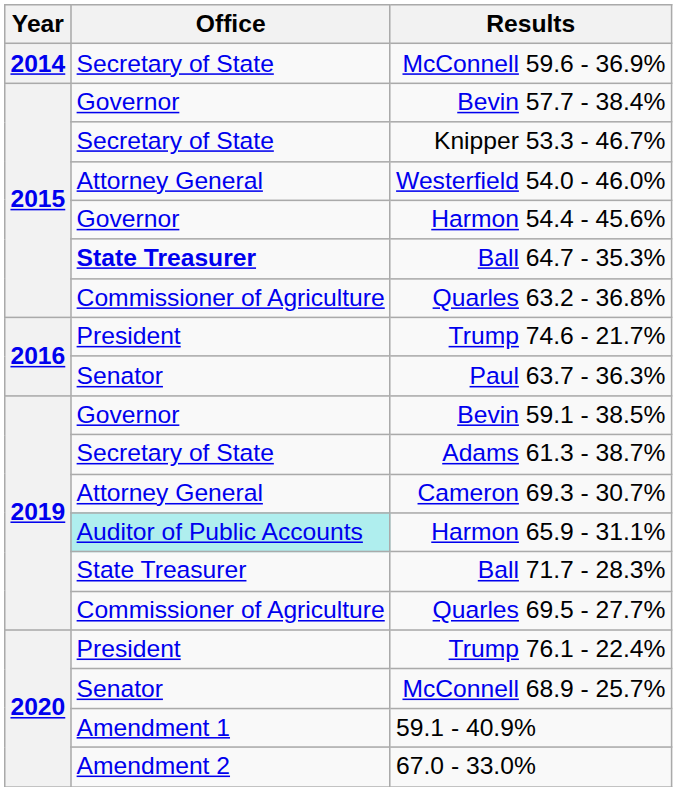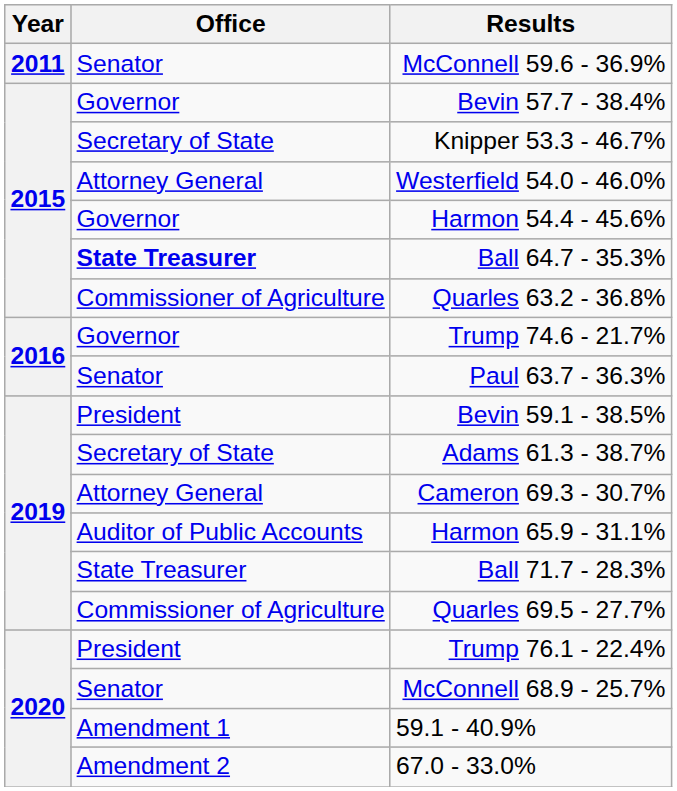(38, 63) 2014 -> (38, 63) 2011
(175, 63) Secretary of State -> (120, 63) Senator
(129, 336) President -> (128, 336) Governor
(128, 414) Governor -> (129, 414) President
(220, 532) paleturquoise background -> (220, 532) no background
